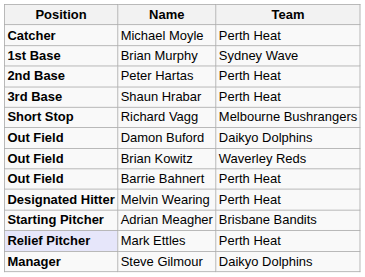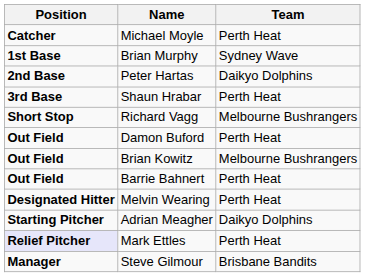(250, 76) Perth Heat -> (266, 76) Daikyo Dolphins
(266, 138) Daikyo Dolphins -> (250, 138) Perth Heat
(263, 158) Waverley Reds -> (288, 158) Melbourne Bushrangers
(268, 220) Brisbane Bandits -> (266, 220) Daikyo Dolphins
(266, 261) Daikyo Dolphins -> (268, 261) Brisbane Bandits
